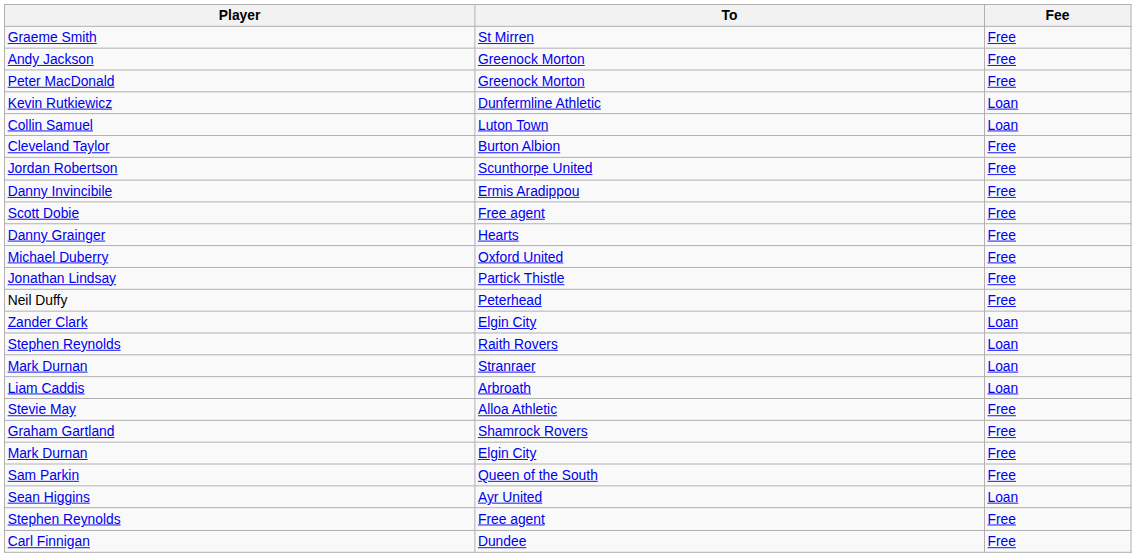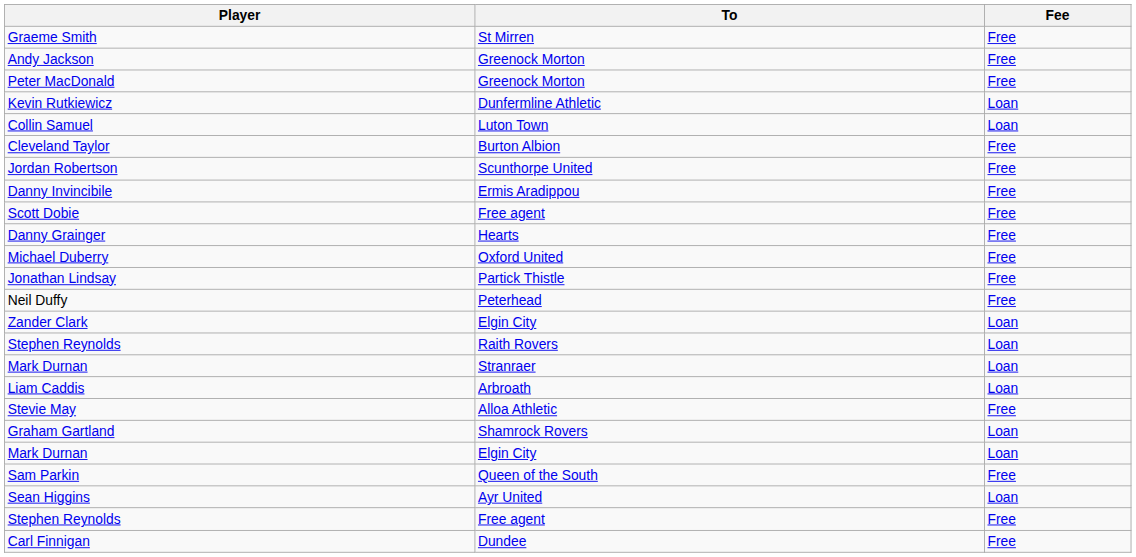(1002, 432) Free -> (1003, 432) Loan
(1002, 454) Free -> (1003, 454) Loan
